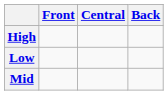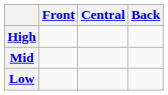rows swapped: (22, 79) <-> (22, 57)
